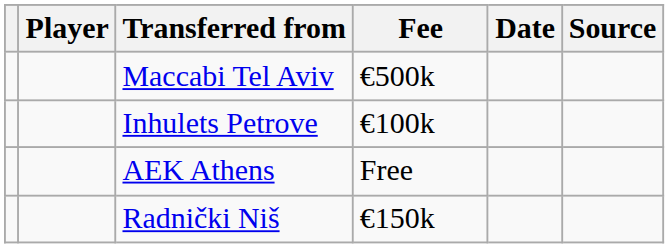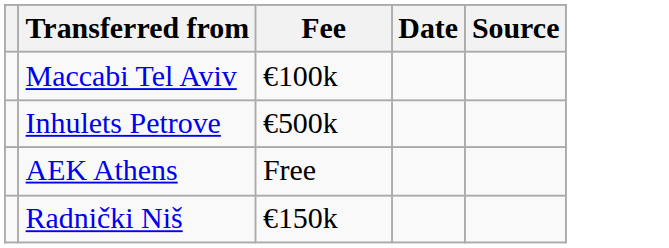- column: (67, 28)
(397, 75) €500k -> (300, 75) €100k
(397, 123) €100k -> (300, 123) €500k
